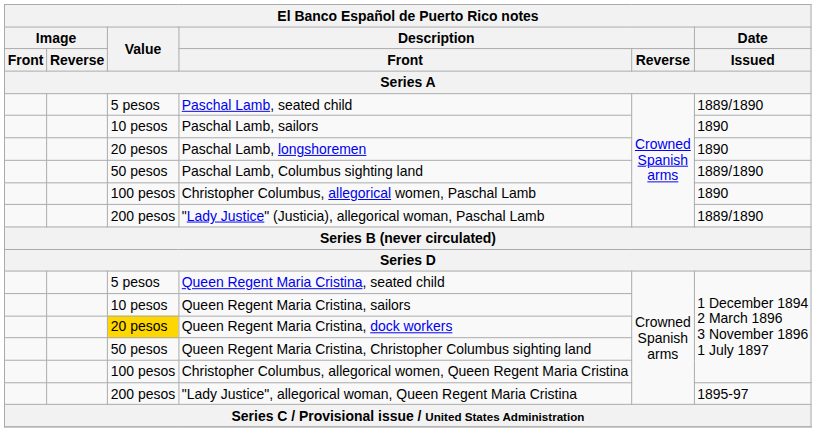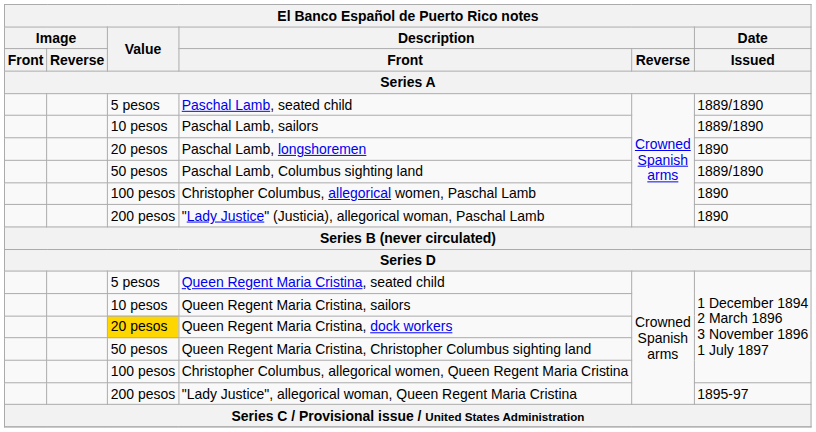(713, 127) 1890 -> (730, 127) 1889/1890
(730, 216) 1889/1890 -> (713, 216) 1890
